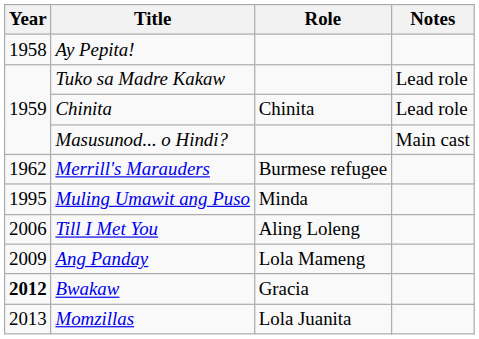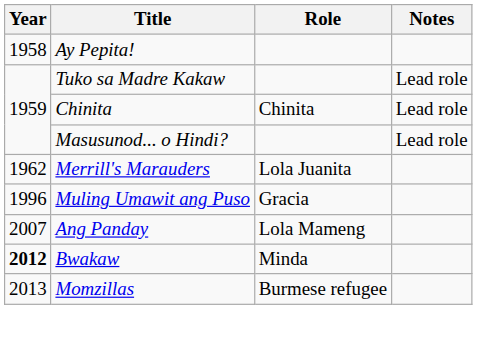(433, 139) Main cast -> (432, 139) Lead role
(323, 169) Burmese refugee -> (305, 169) Lola Juanita
(28, 199) 1995 -> (28, 199) 1996
(283, 199) Minda -> (284, 199) Gracia
- row: (107, 229)
(28, 259) 2009 -> (28, 229) 2007
(284, 288) Gracia -> (283, 259) Minda
(305, 318) Lola Juanita -> (323, 288) Burmese refugee
